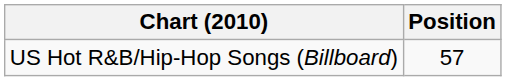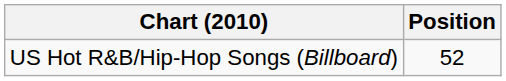(452, 57) 57 -> (452, 57) 52
